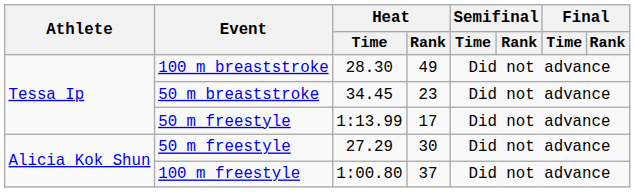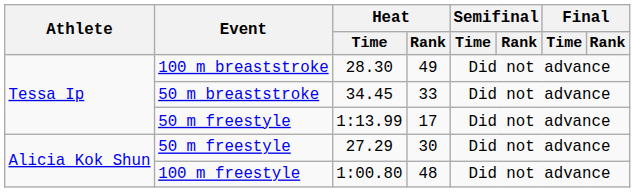(428, 94) 23 -> (428, 94) 33
(428, 174) 37 -> (428, 174) 48
